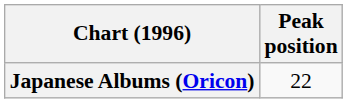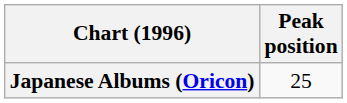(301, 80) 22 -> (301, 80) 25
